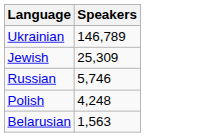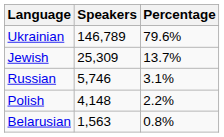+ column: (179, 15)
(94, 100) 4,248 -> (94, 100) 4,148
